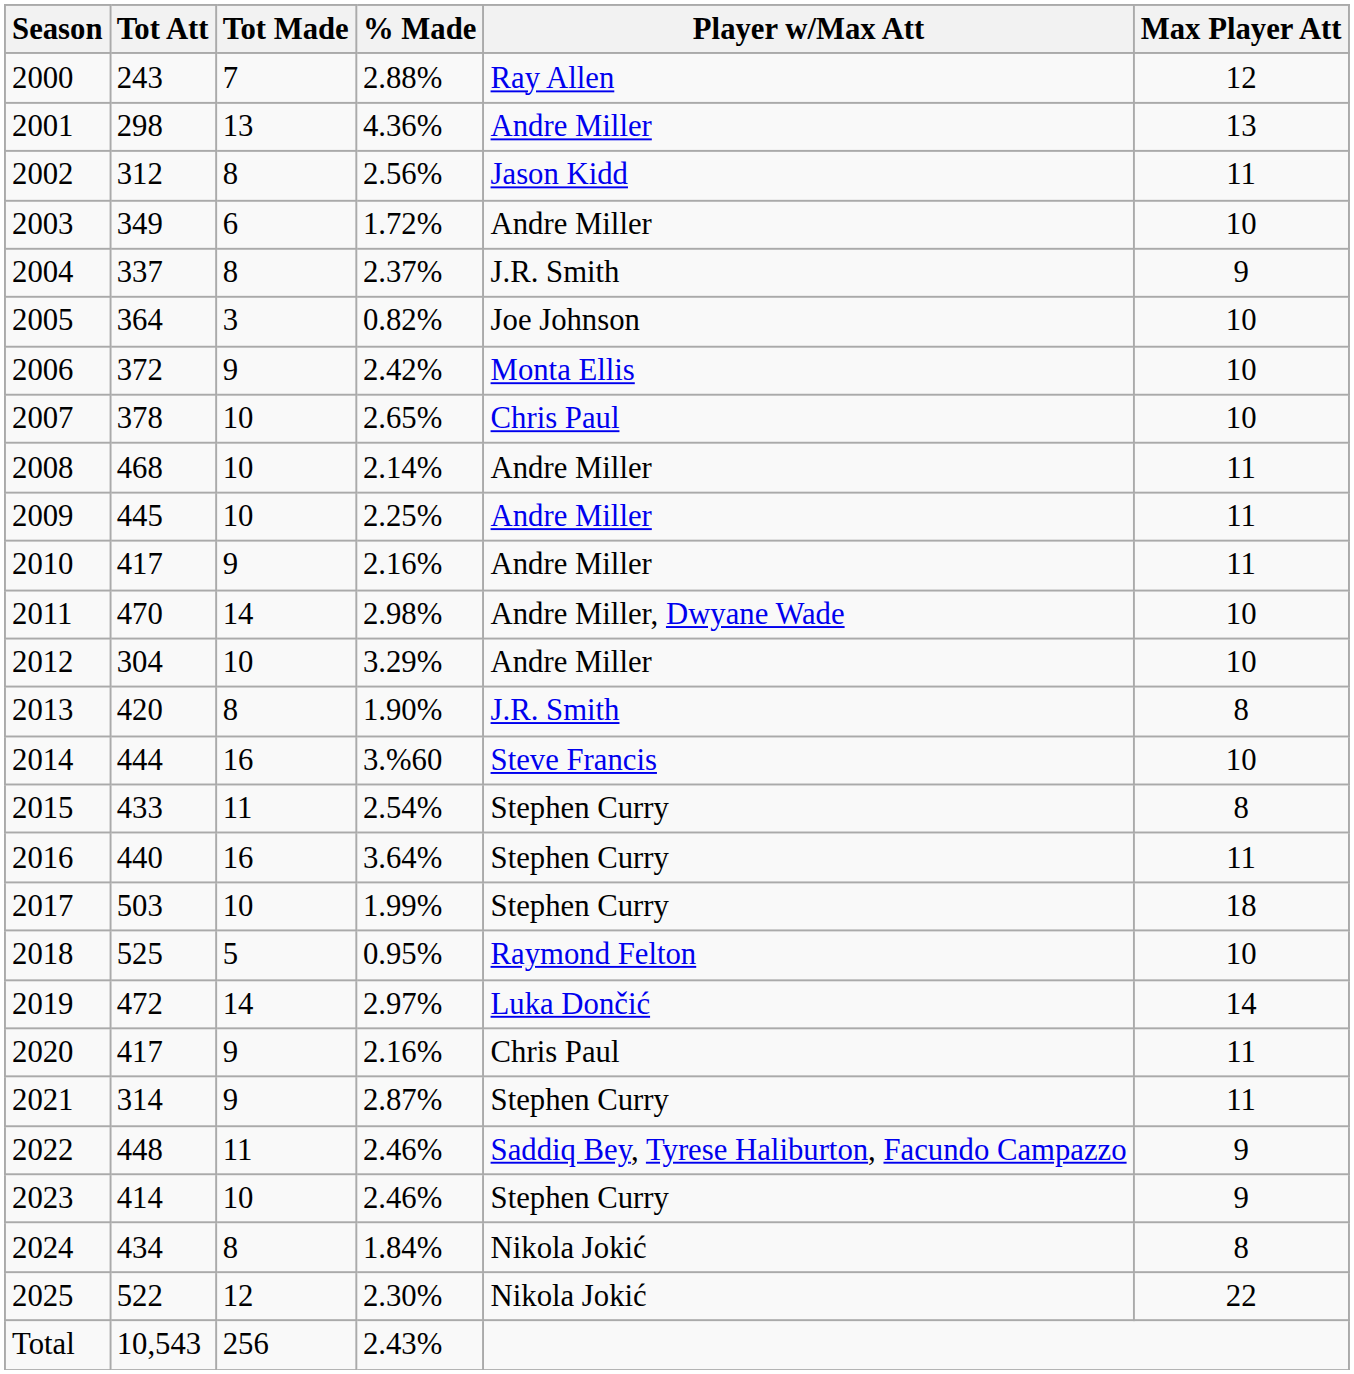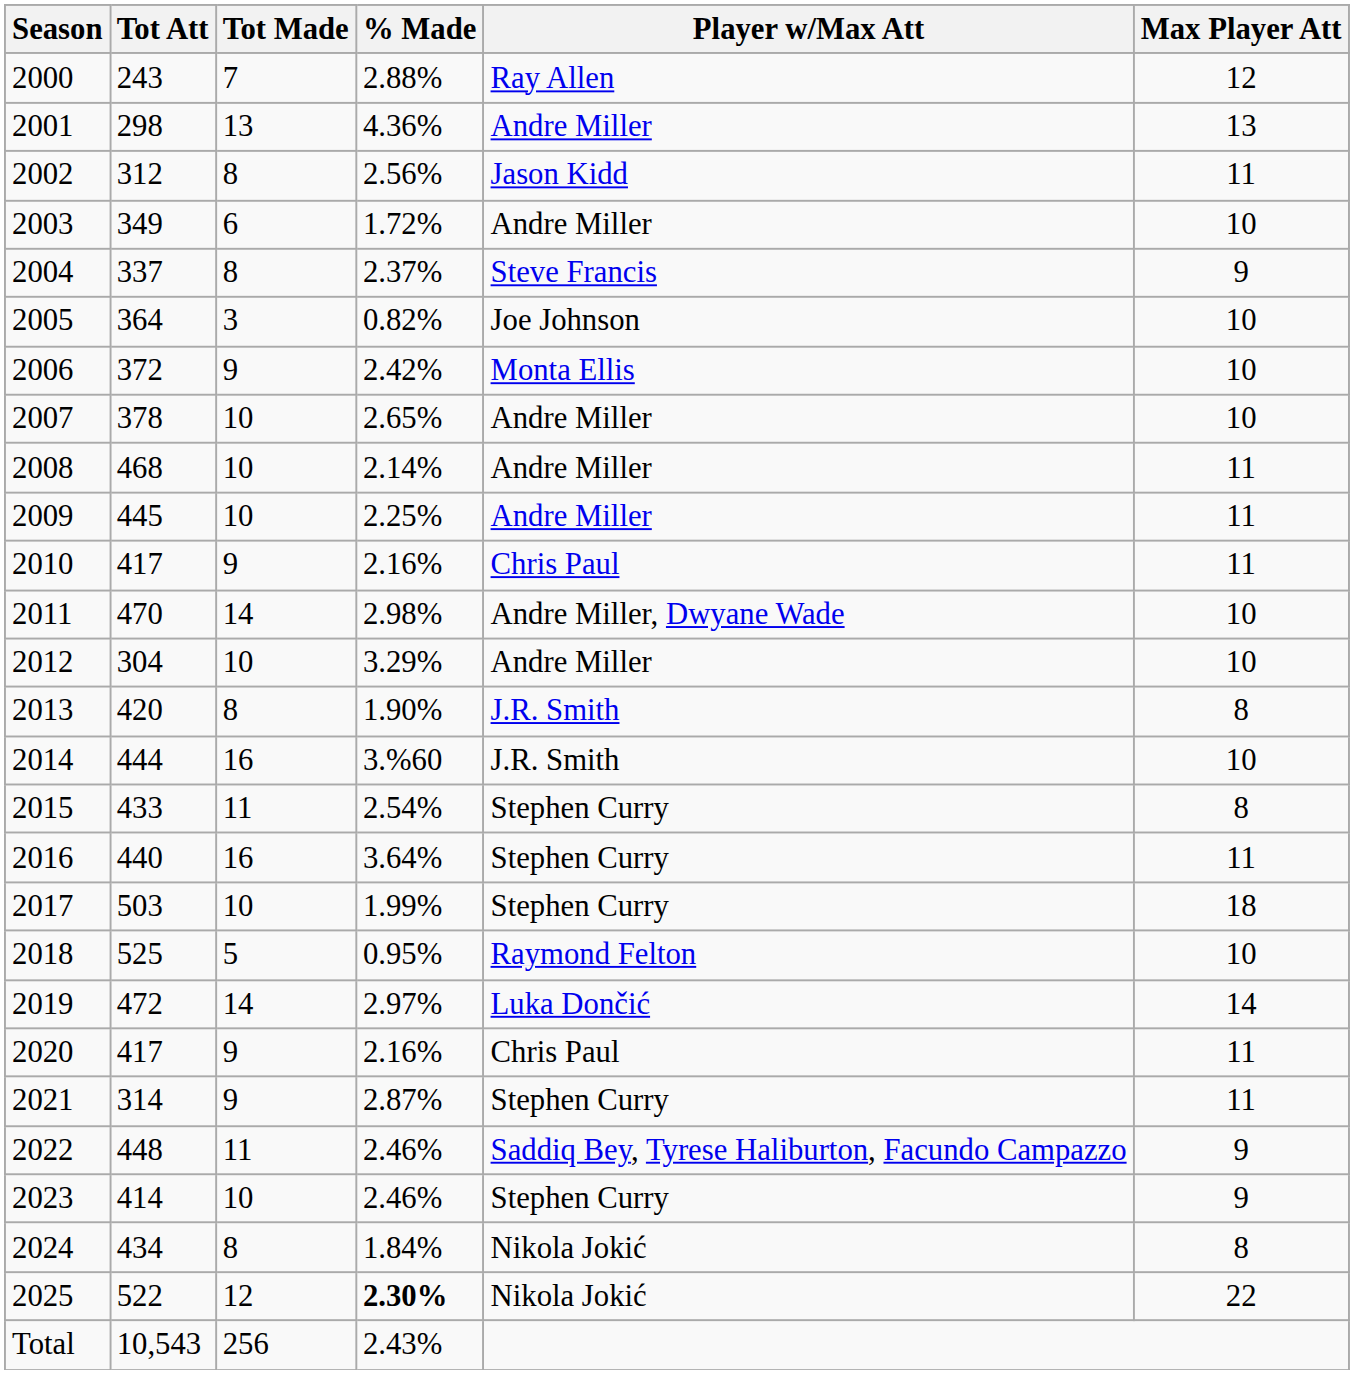(555, 272) J.R. Smith -> (574, 272) Steve Francis
(555, 418) Chris Paul -> (571, 418) Andre Miller
(571, 564) Andre Miller -> (555, 564) Chris Paul
(574, 759) Steve Francis -> (555, 759) J.R. Smith
(403, 1295) normal -> (405, 1295) bold
